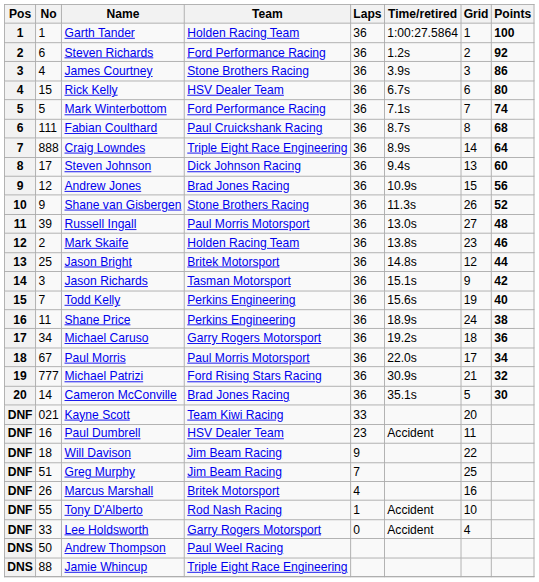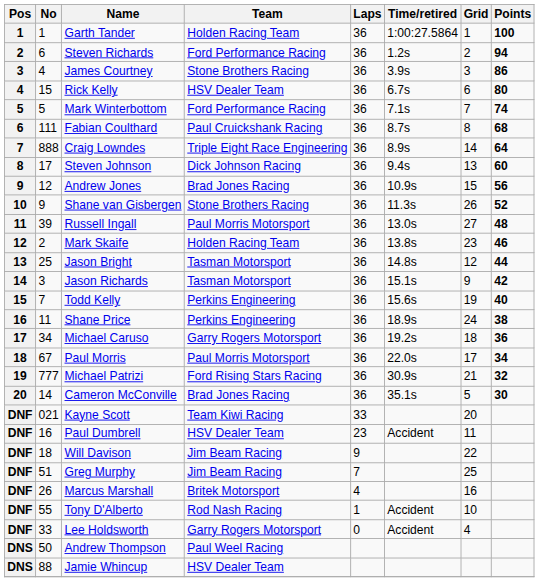(501, 52) 92 -> (501, 52) 94
(233, 262) Britek Motorsport -> (239, 262) Tasman Motorsport
(267, 567) Triple Eight Race Engineering -> (236, 567) HSV Dealer Team
